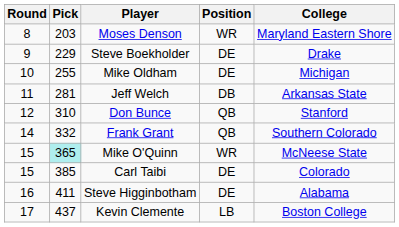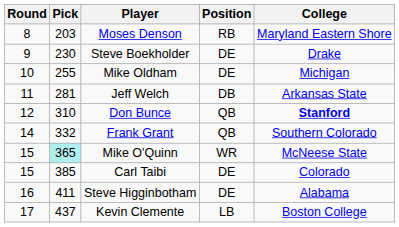(227, 34) WR -> (227, 34) RB
(65, 53) 229 -> (65, 53) 230
(324, 113) normal -> (324, 113) bold
